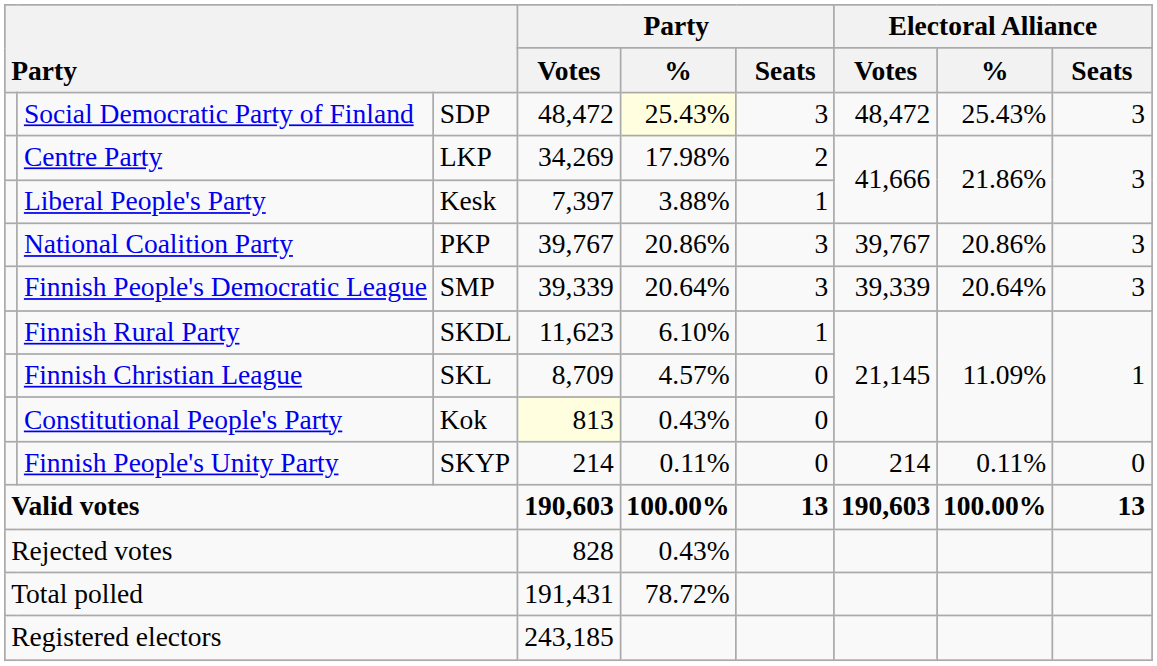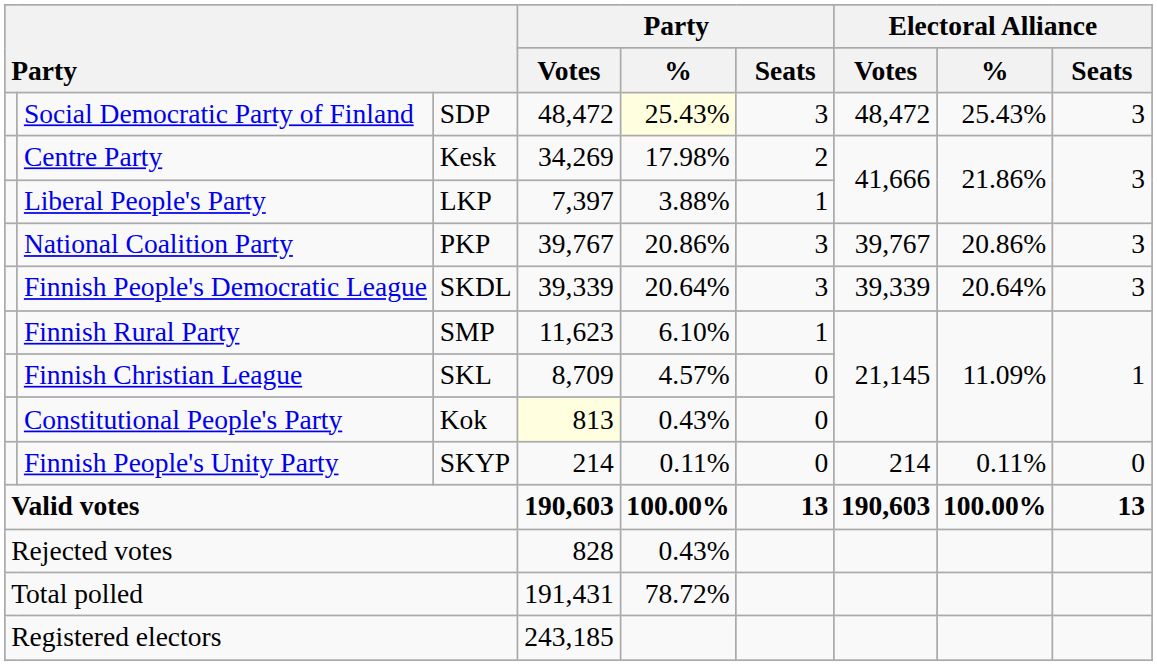(466, 157) LKP -> (468, 157) Kesk
(468, 200) Kesk -> (466, 200) LKP
(467, 288) SMP -> (476, 288) SKDL
(476, 331) SKDL -> (467, 331) SMP
